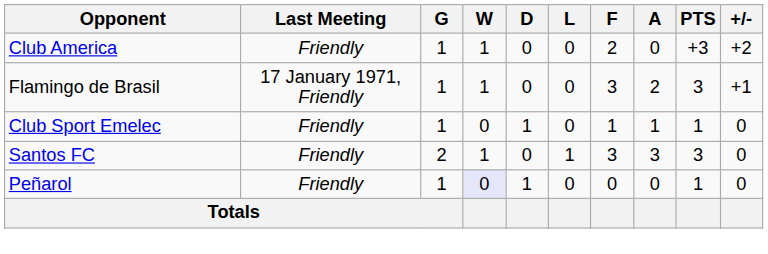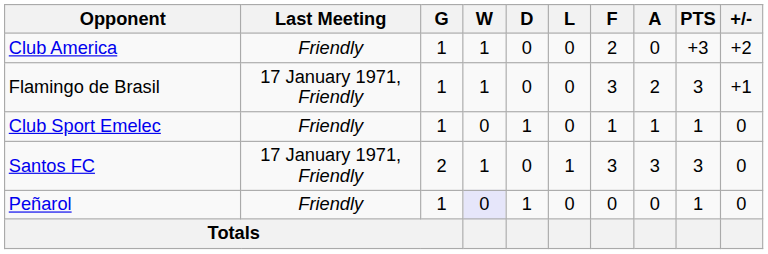(331, 155) Friendly -> (331, 165) 17 January 1971, Friendly
